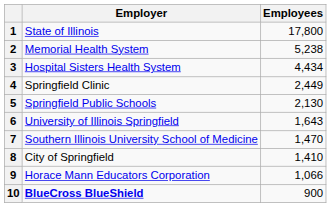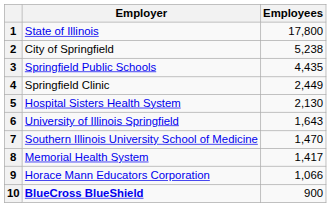(87, 49) Memorial Health System -> (69, 49) City of Springfield
(103, 67) Hospital Sisters Health System -> (91, 67) Springfield Public Schools
(309, 67) 4,434 -> (309, 67) 4,435
(91, 103) Springfield Public Schools -> (103, 103) Hospital Sisters Health System
(69, 157) City of Springfield -> (87, 157) Memorial Health System
(309, 157) 1,410 -> (309, 157) 1,417
